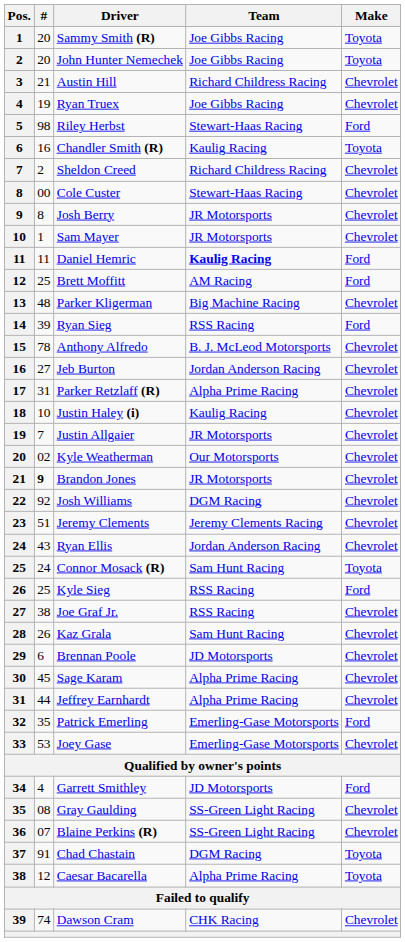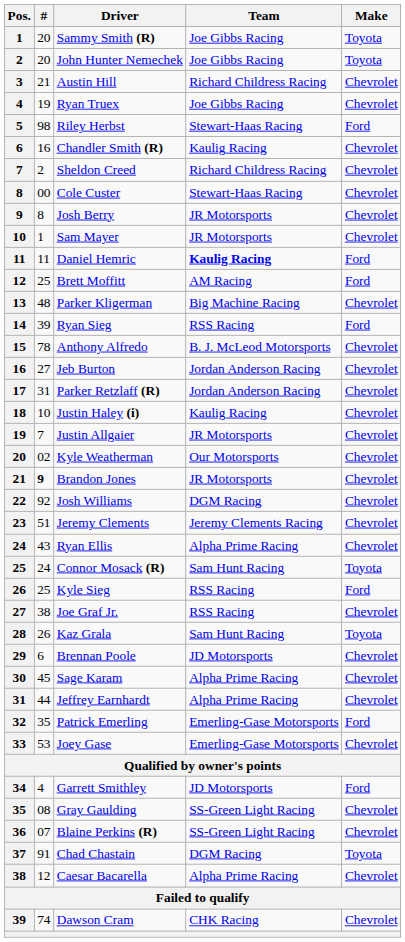(363, 148) Toyota -> (371, 148) Chevrolet
(244, 390) Alpha Prime Racing -> (255, 390) Jordan Anderson Racing
(255, 545) Jordan Anderson Racing -> (244, 545) Alpha Prime Racing
(371, 633) Chevrolet -> (363, 633) Toyota
(363, 875) Toyota -> (371, 875) Chevrolet
